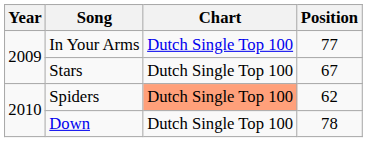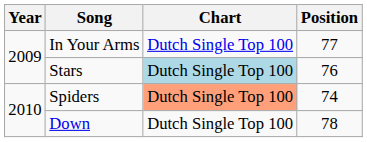(220, 70) no background -> (220, 70) lightblue background
(329, 70) 67 -> (329, 70) 76
(329, 96) 62 -> (329, 96) 74
